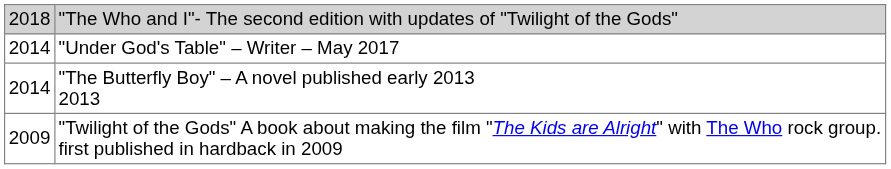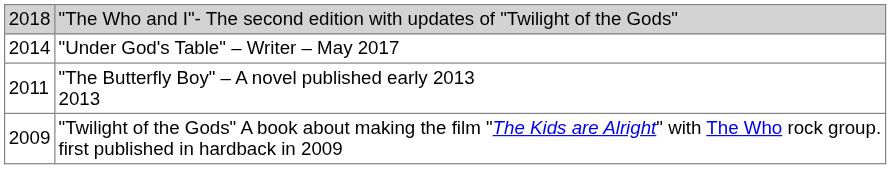(30, 88) 2014 -> (29, 88) 2011
